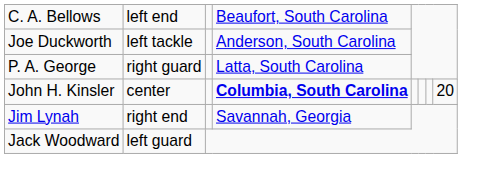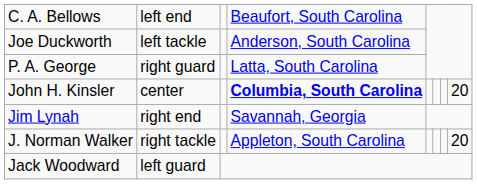+ row: (71, 141)
